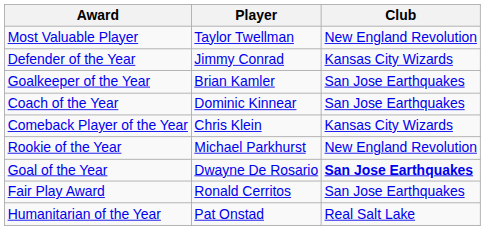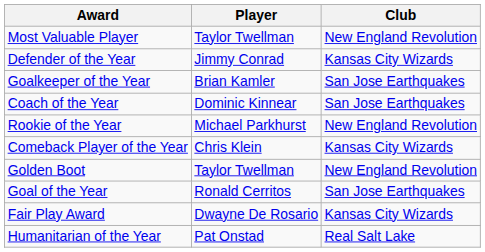rows swapped: (65, 147) <-> (98, 125)
+ row: (46, 170)
(256, 170) Dwayne De Rosario -> (243, 192) Ronald Cerritos
(399, 170) bold -> (395, 192) normal
(243, 192) Ronald Cerritos -> (256, 214) Dwayne De Rosario
(395, 192) San Jose Earthquakes -> (389, 214) Kansas City Wizards
